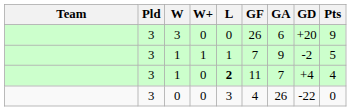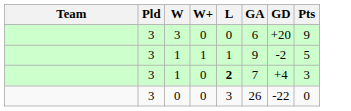- column: (255, 14)
(333, 75) 4 -> (307, 75) 3
